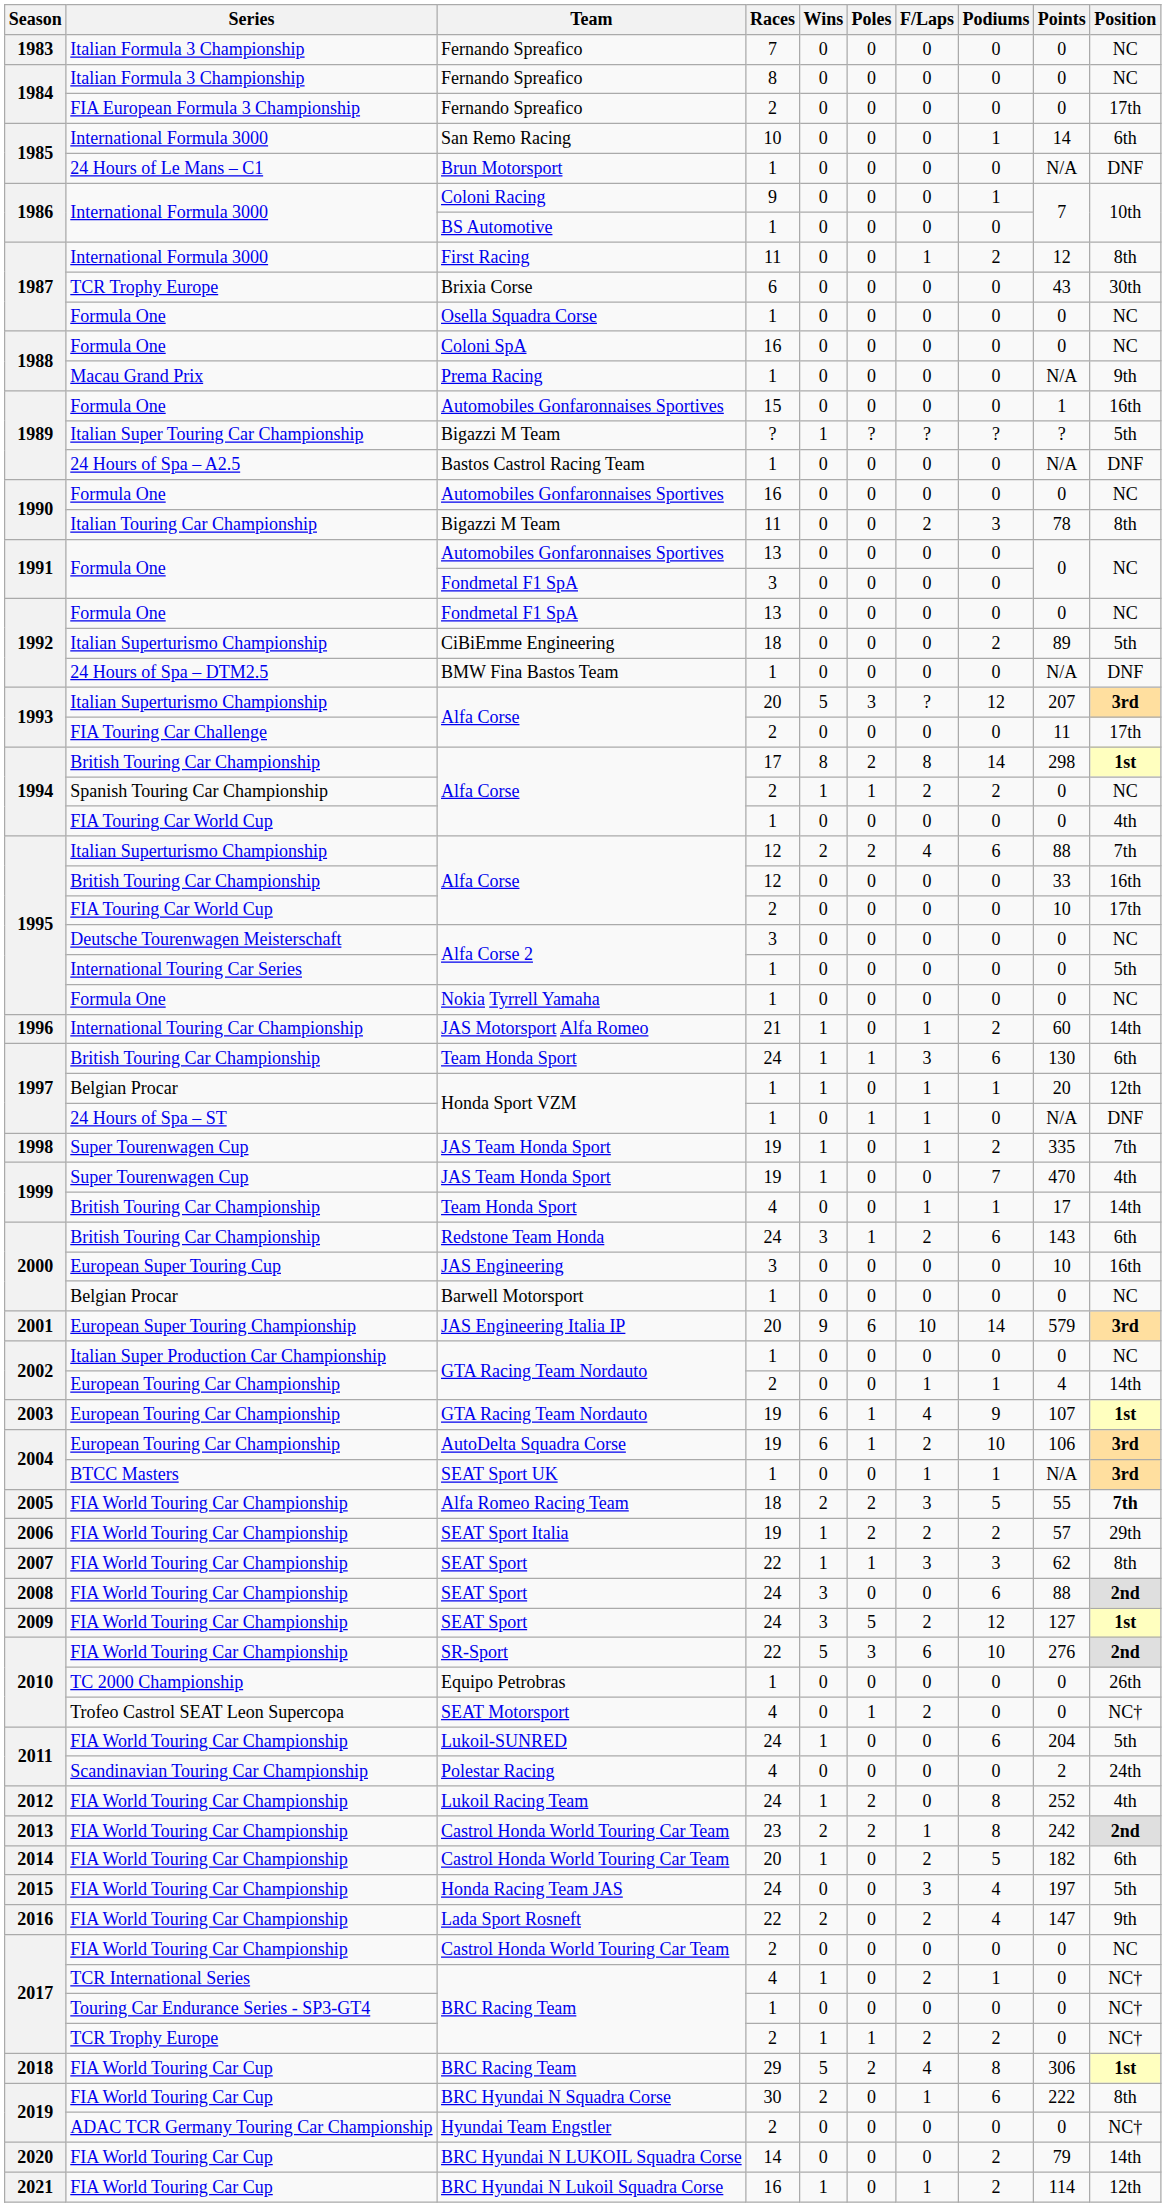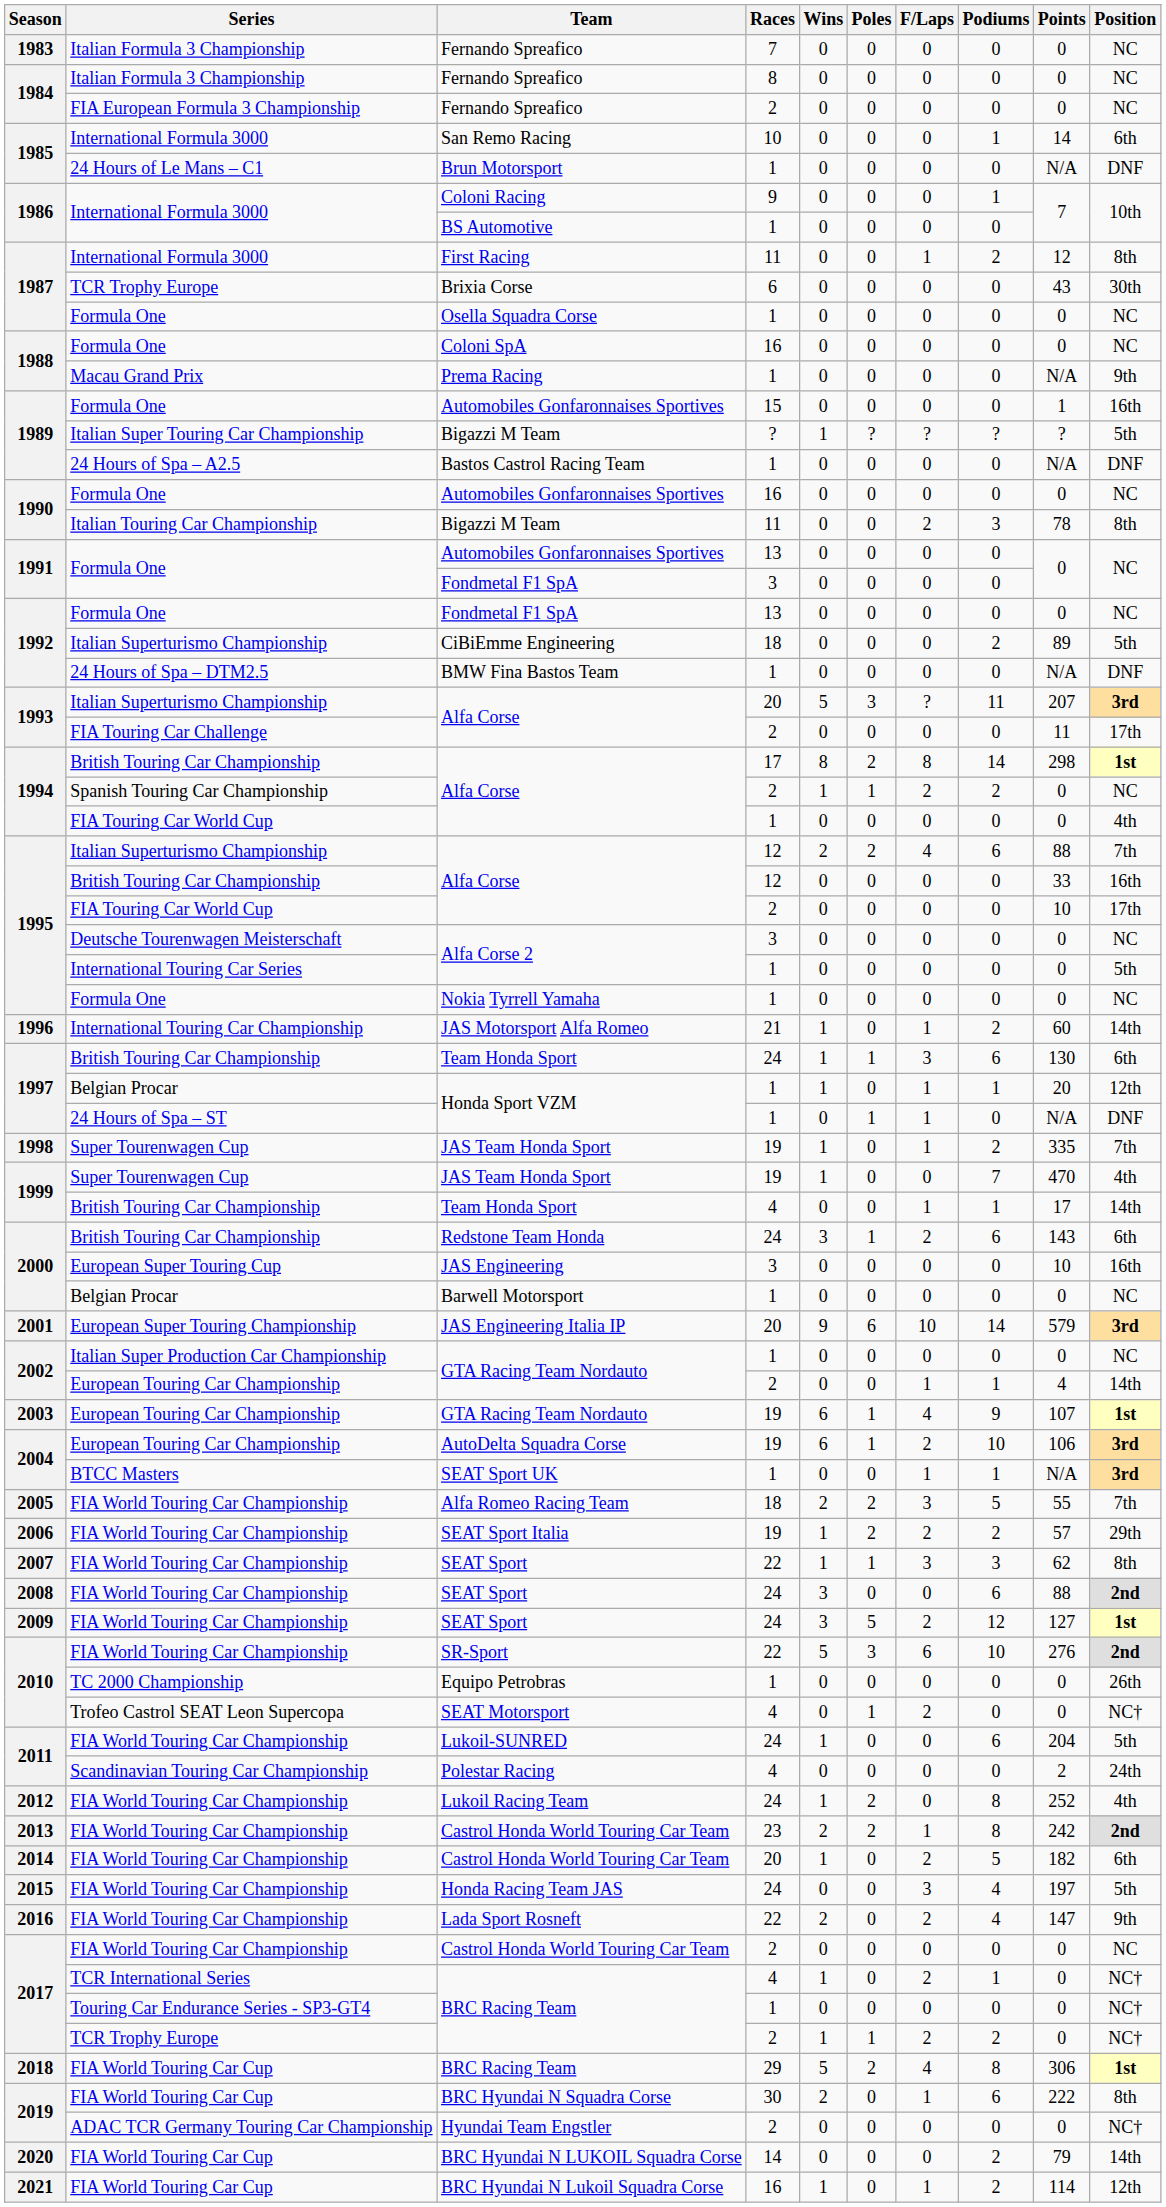(1125, 108) 17th -> (1125, 108) NC
(996, 702) 12 -> (996, 702) 11
(1125, 1504) bold -> (1125, 1504) normal
